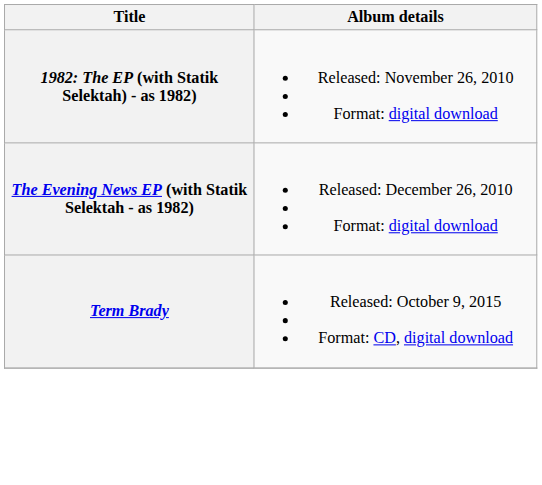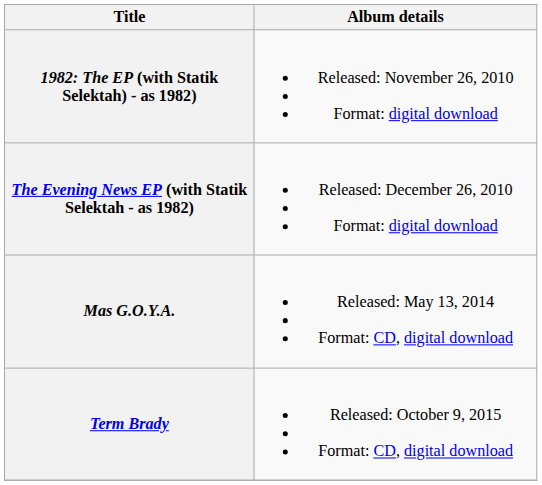+ row: (129, 311)
